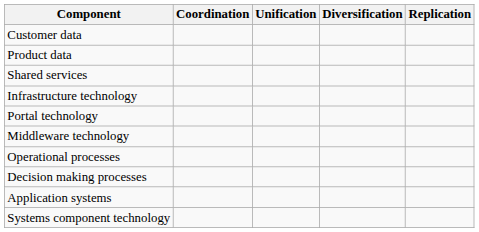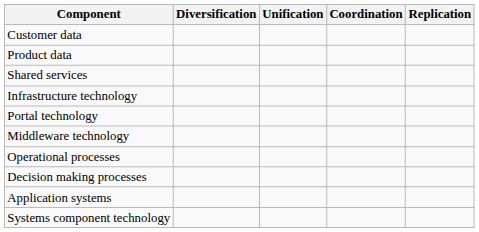columns swapped: (213, 14) <-> (362, 14)
